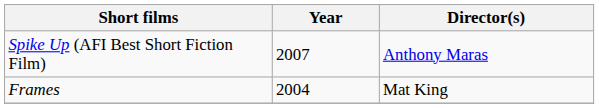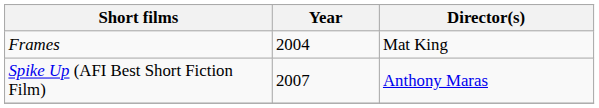rows swapped: (34, 90) <-> (121, 53)
